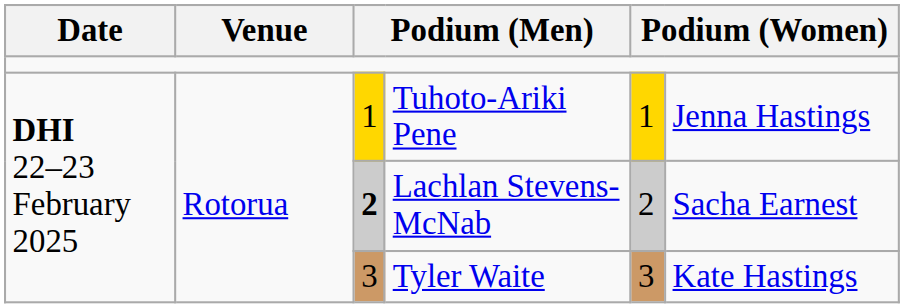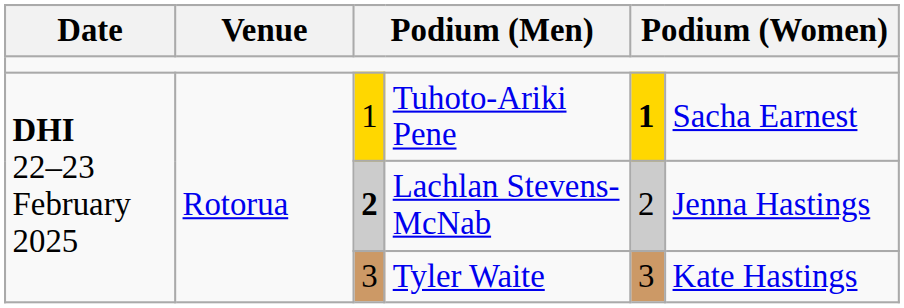(646, 116) normal -> (646, 116) bold
(771, 116) Jenna Hastings -> (765, 116) Sacha Earnest
(765, 205) Sacha Earnest -> (771, 205) Jenna Hastings
